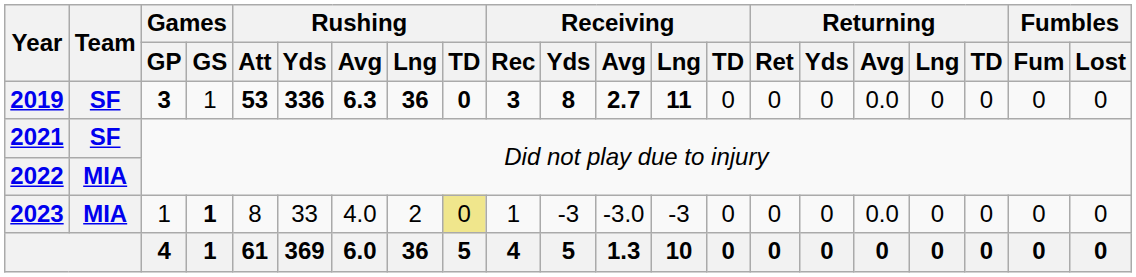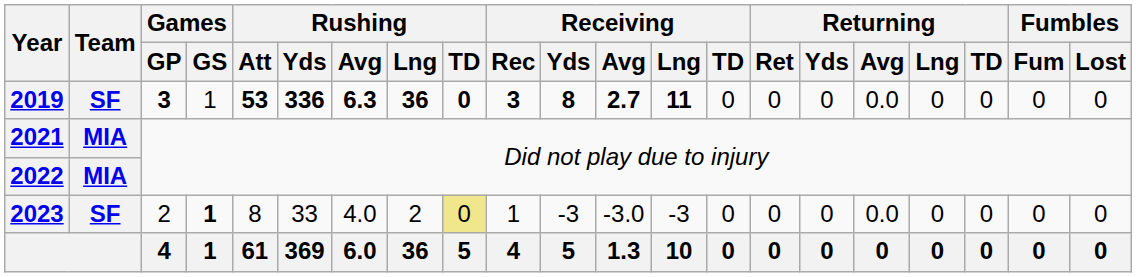(105, 137) SF -> (105, 137) MIA
(105, 213) MIA -> (105, 213) SF
(164, 213) 1 -> (164, 213) 2
